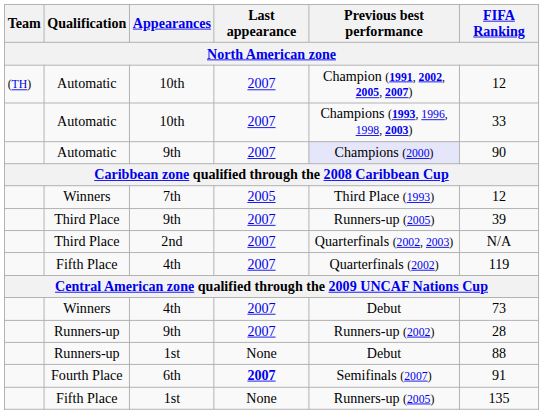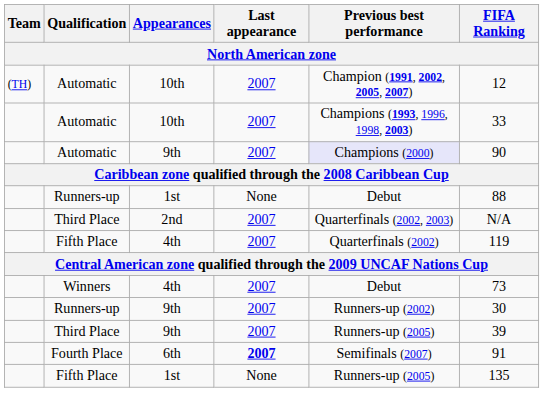- row: (87, 197)
rows swapped: (87, 353) <-> (87, 219)
(499, 331) 28 -> (499, 308) 30
